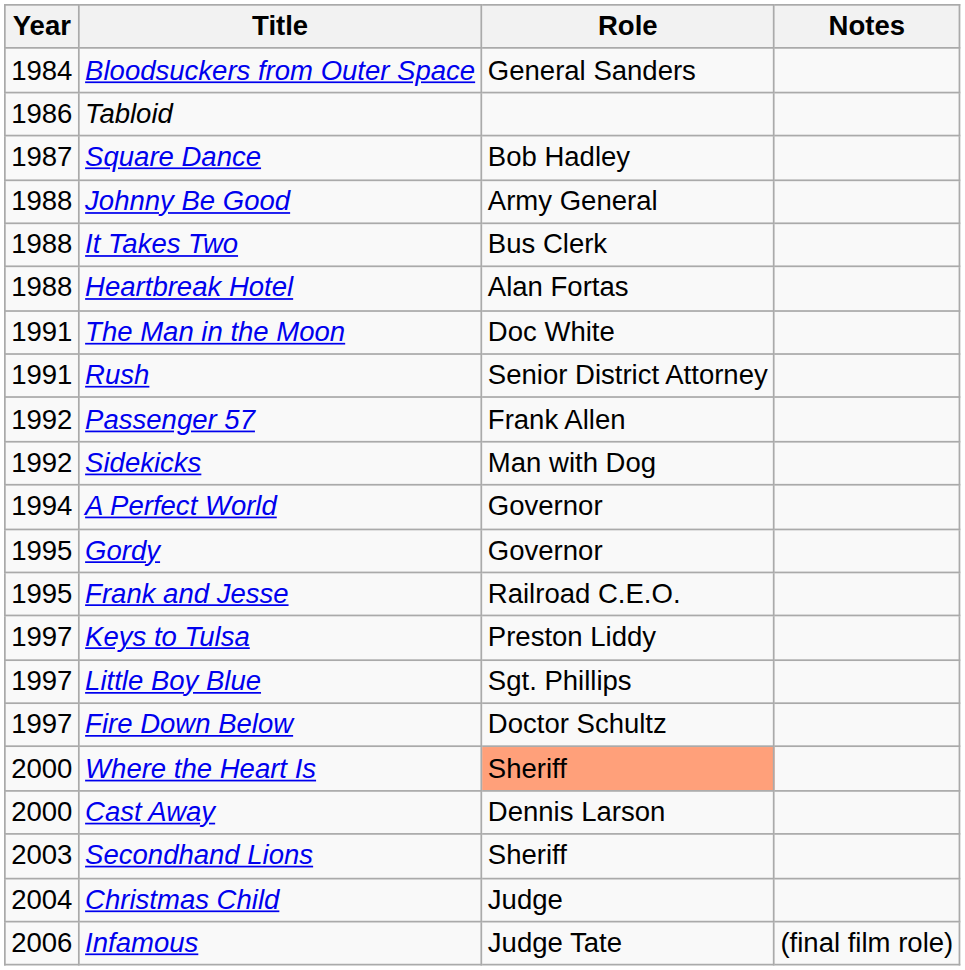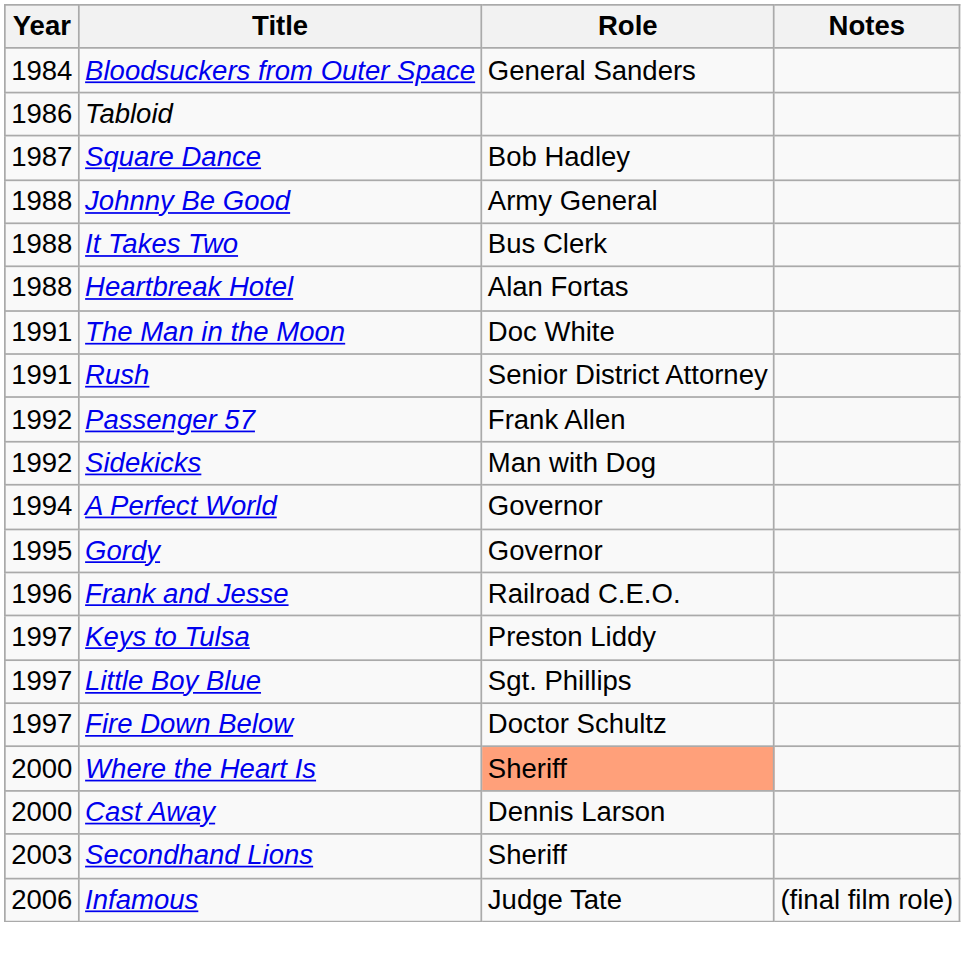(42, 593) 1995 -> (42, 593) 1996
- row: (182, 899)
